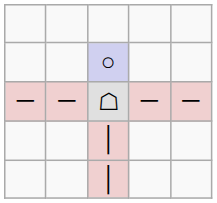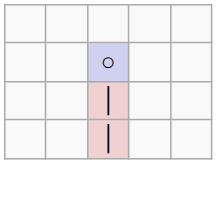- row: (25, 101)
